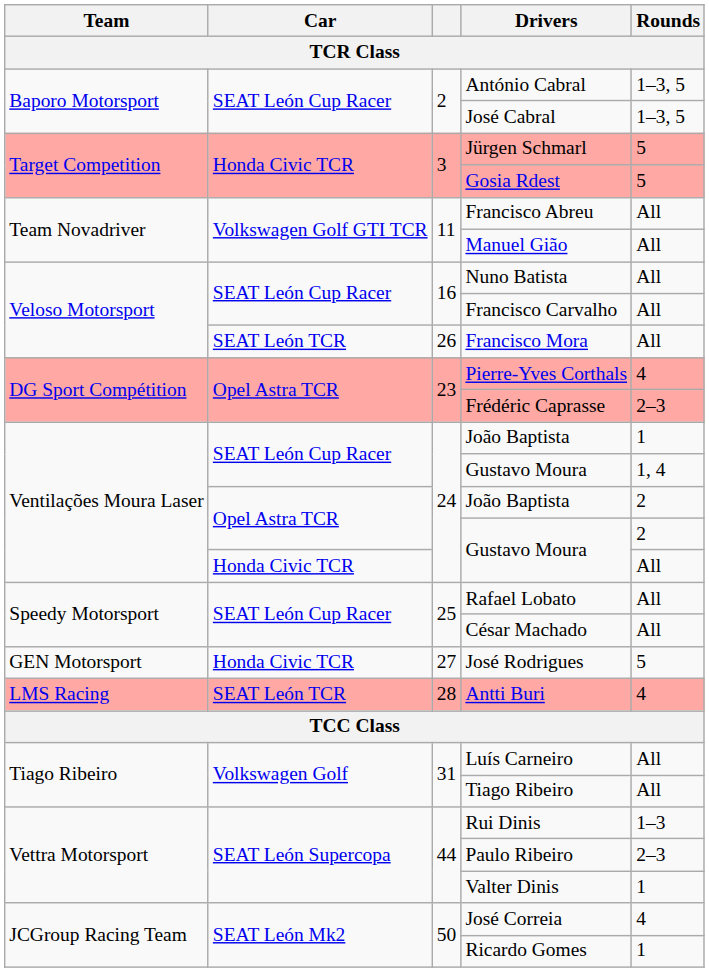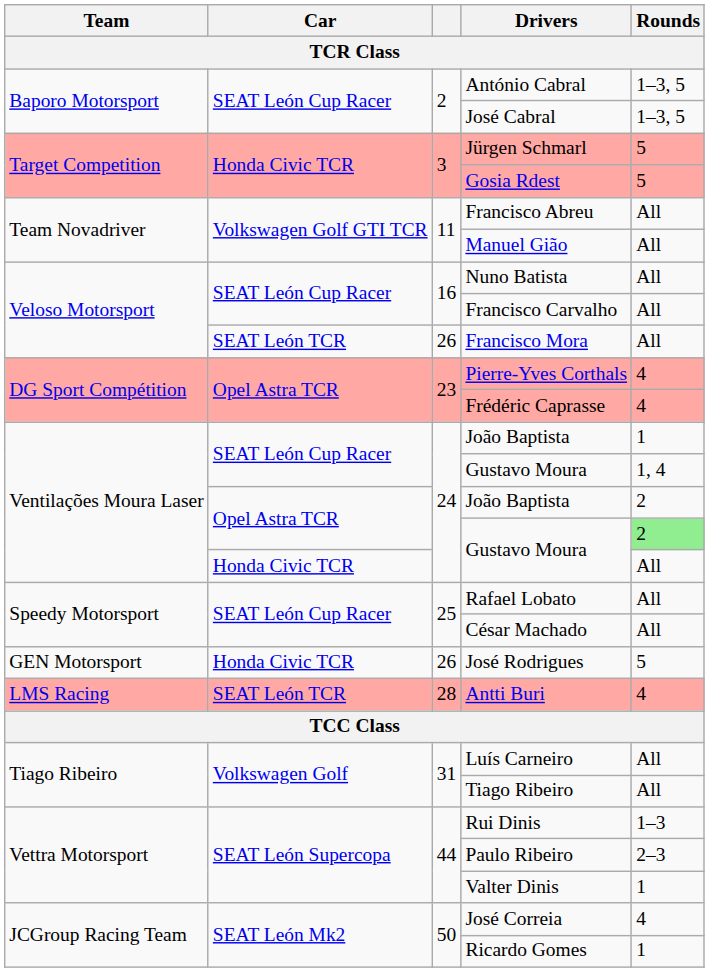(651, 405) 2–3 -> (641, 405) 4
(641, 533) no background -> (641, 533) lightgreen background
(446, 661) 27 -> (446, 661) 26
